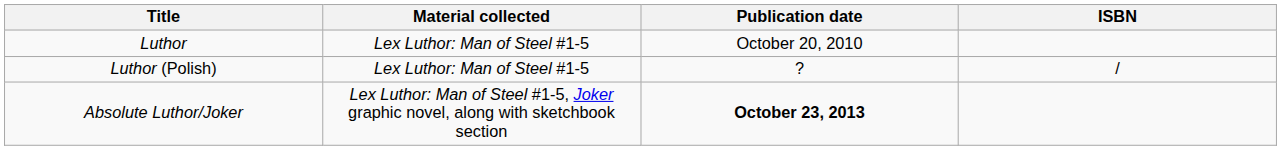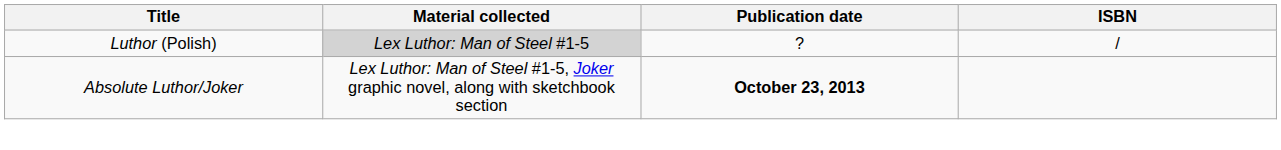- row: (164, 43)
(481, 69) no background -> (481, 43) lightgrey background
